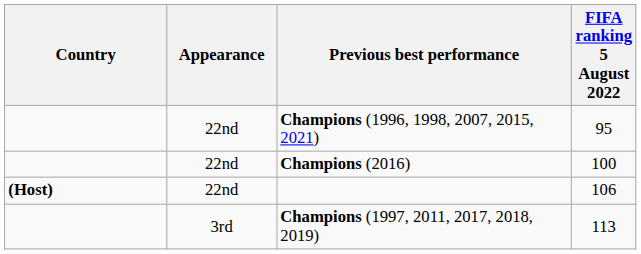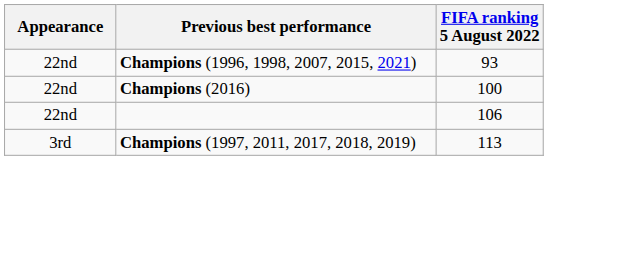- column: (86, 55)
(604, 128) 95 -> (490, 62) 93
